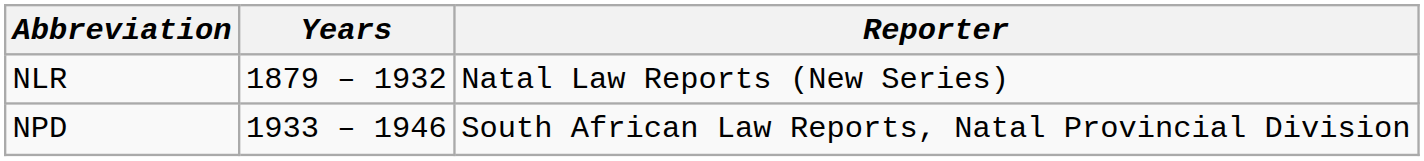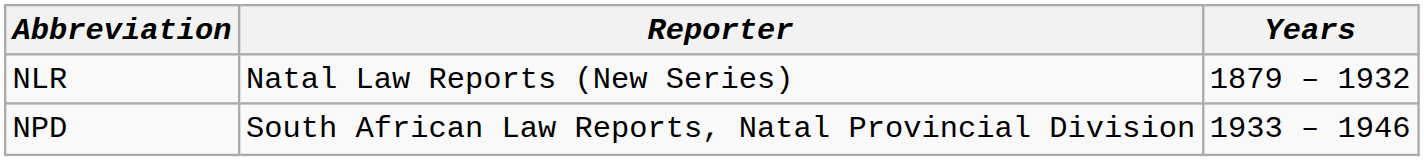columns swapped: (936, 30) <-> (346, 30)
